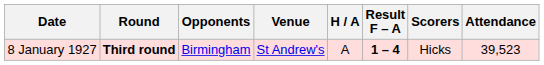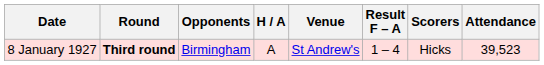columns swapped: (345, 22) <-> (291, 22)
(385, 49) bold -> (385, 49) normal
